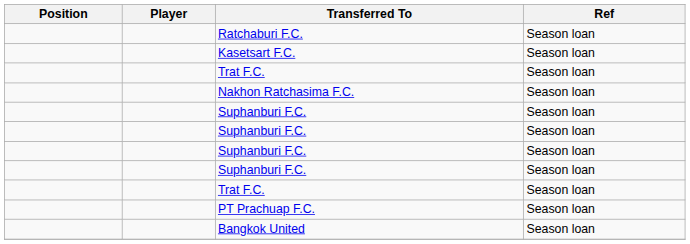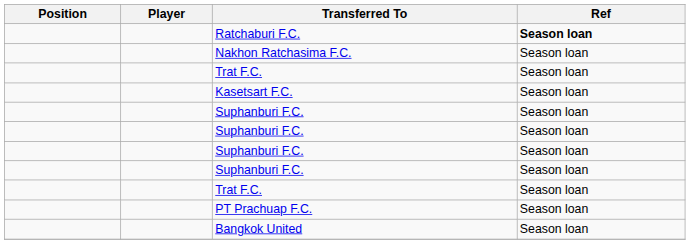(561, 33) normal -> (556, 33) bold
rows swapped: (63, 53) <-> (63, 92)
